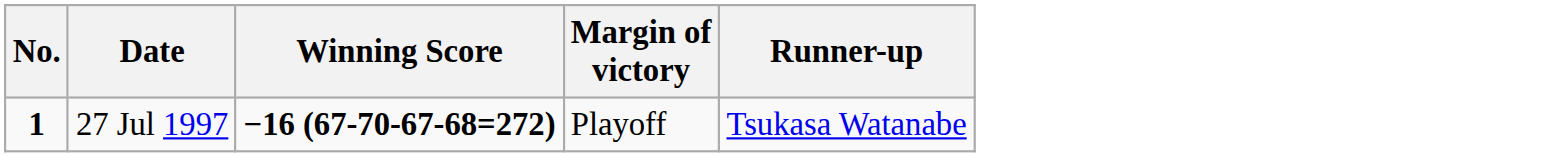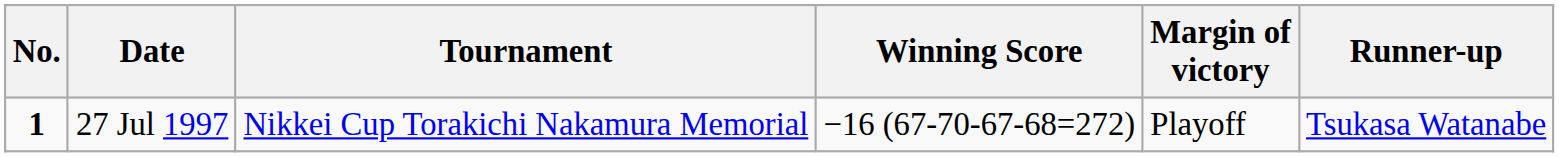+ column: (526, 50)
(400, 124) bold -> (979, 124) normal
